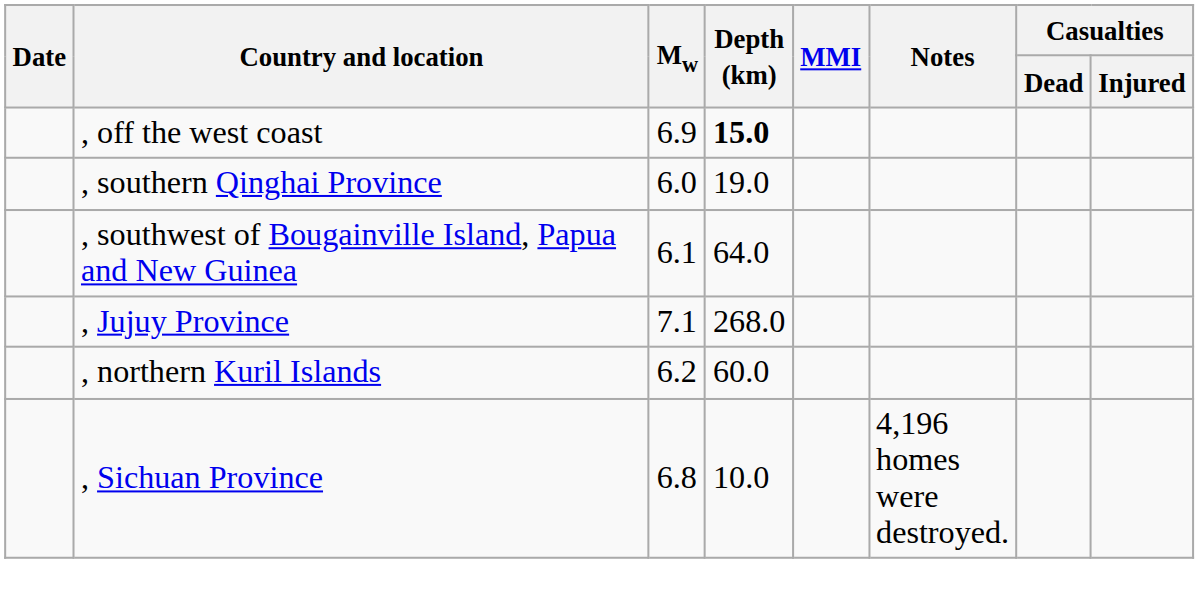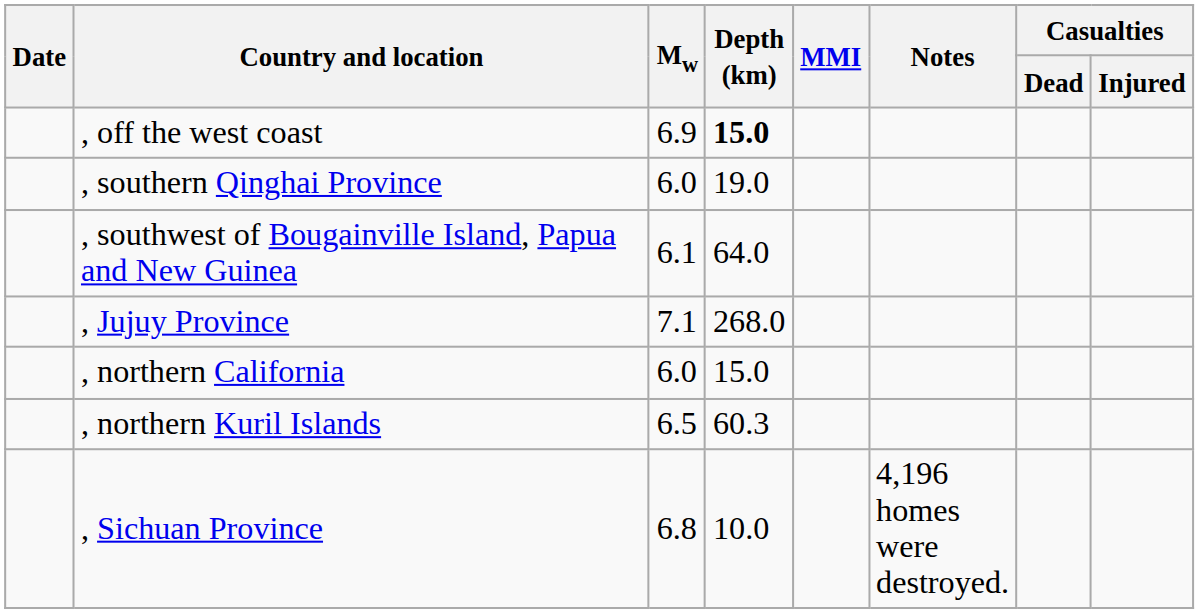+ row: (213, 372)
(677, 372) 6.2 -> (677, 423) 6.5
(741, 372) 60.0 -> (741, 423) 60.3
